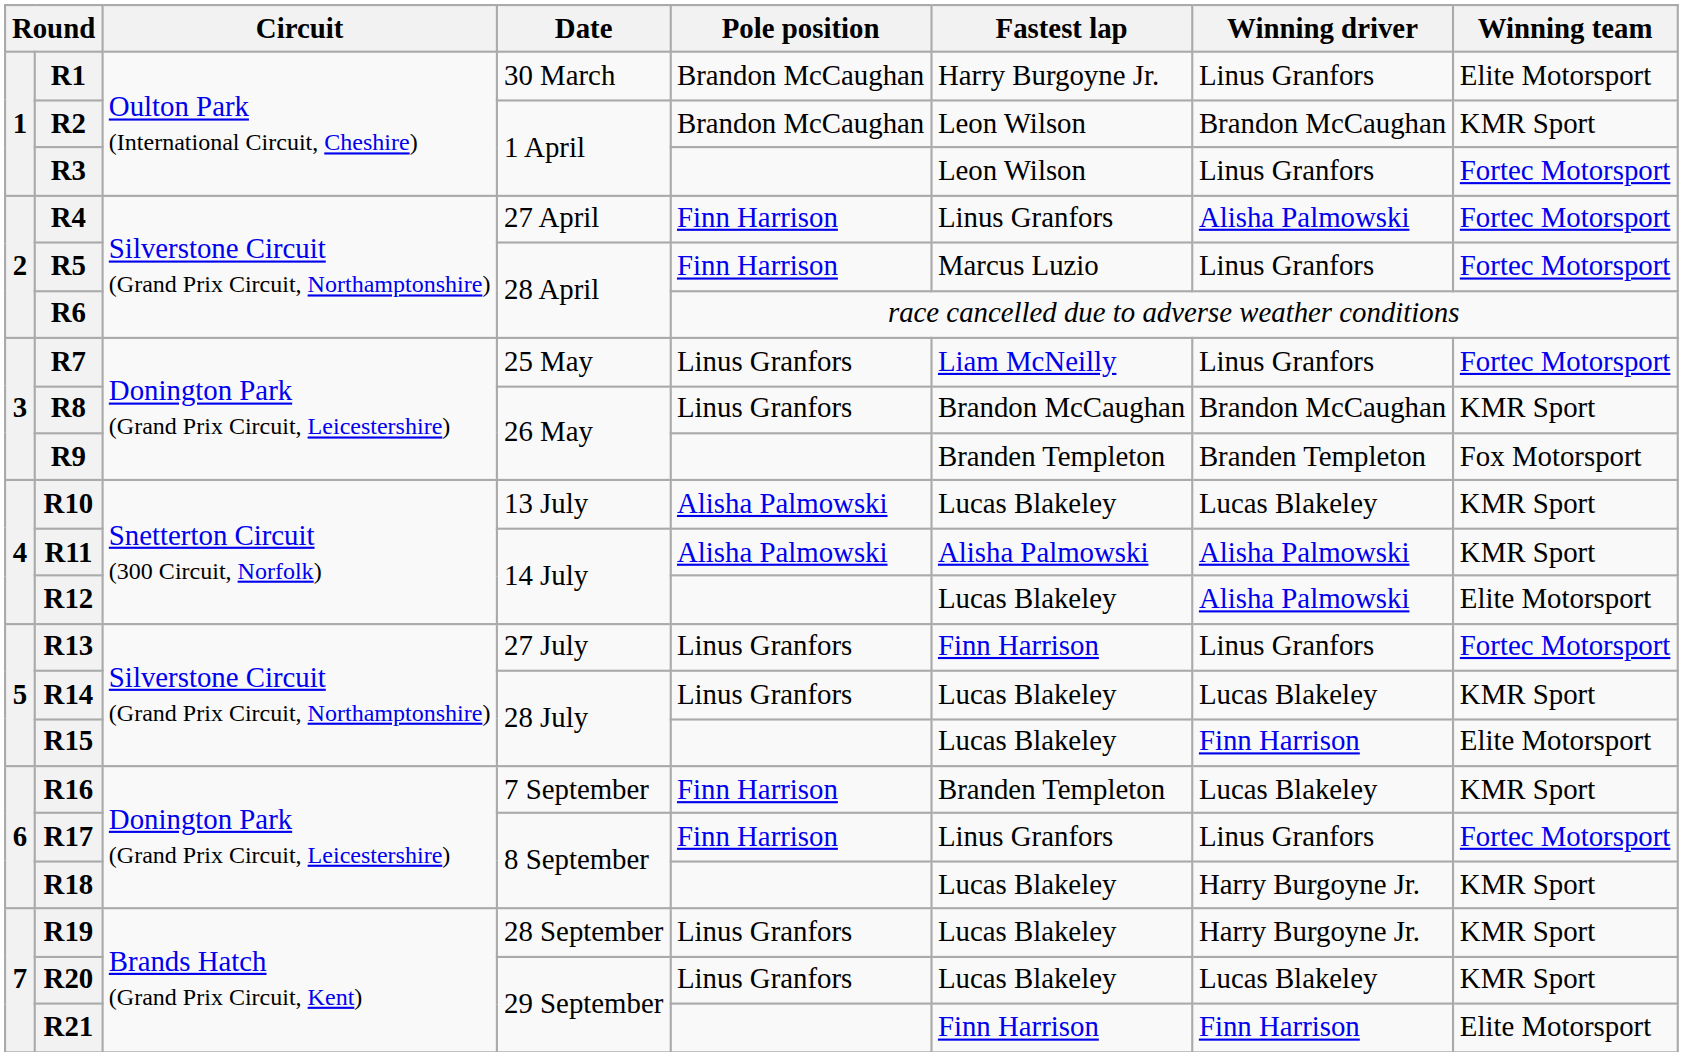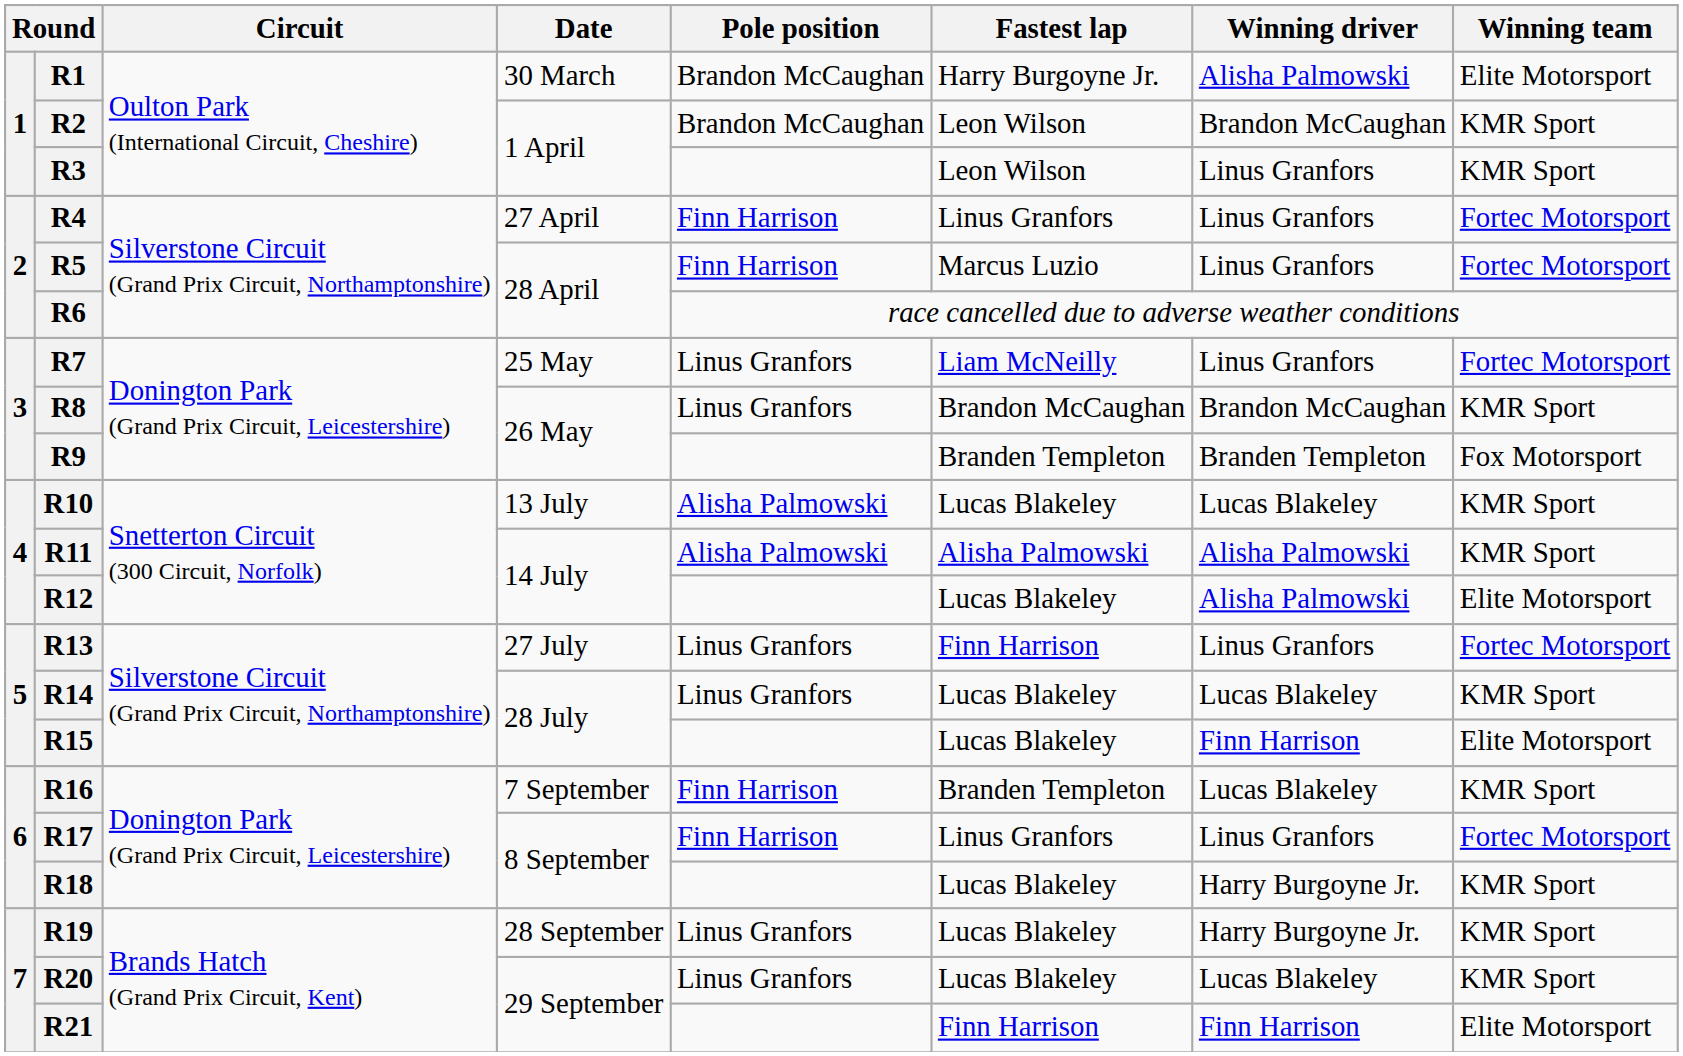(1287, 75) Linus Granfors -> (1304, 75) Alisha Palmowski
(1565, 170) Fortec Motorsport -> (1528, 170) KMR Sport
(1304, 218) Alisha Palmowski -> (1287, 218) Linus Granfors
